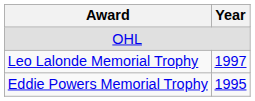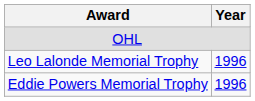(231, 61) 1997 -> (231, 61) 1996
(231, 84) 1995 -> (231, 84) 1996
